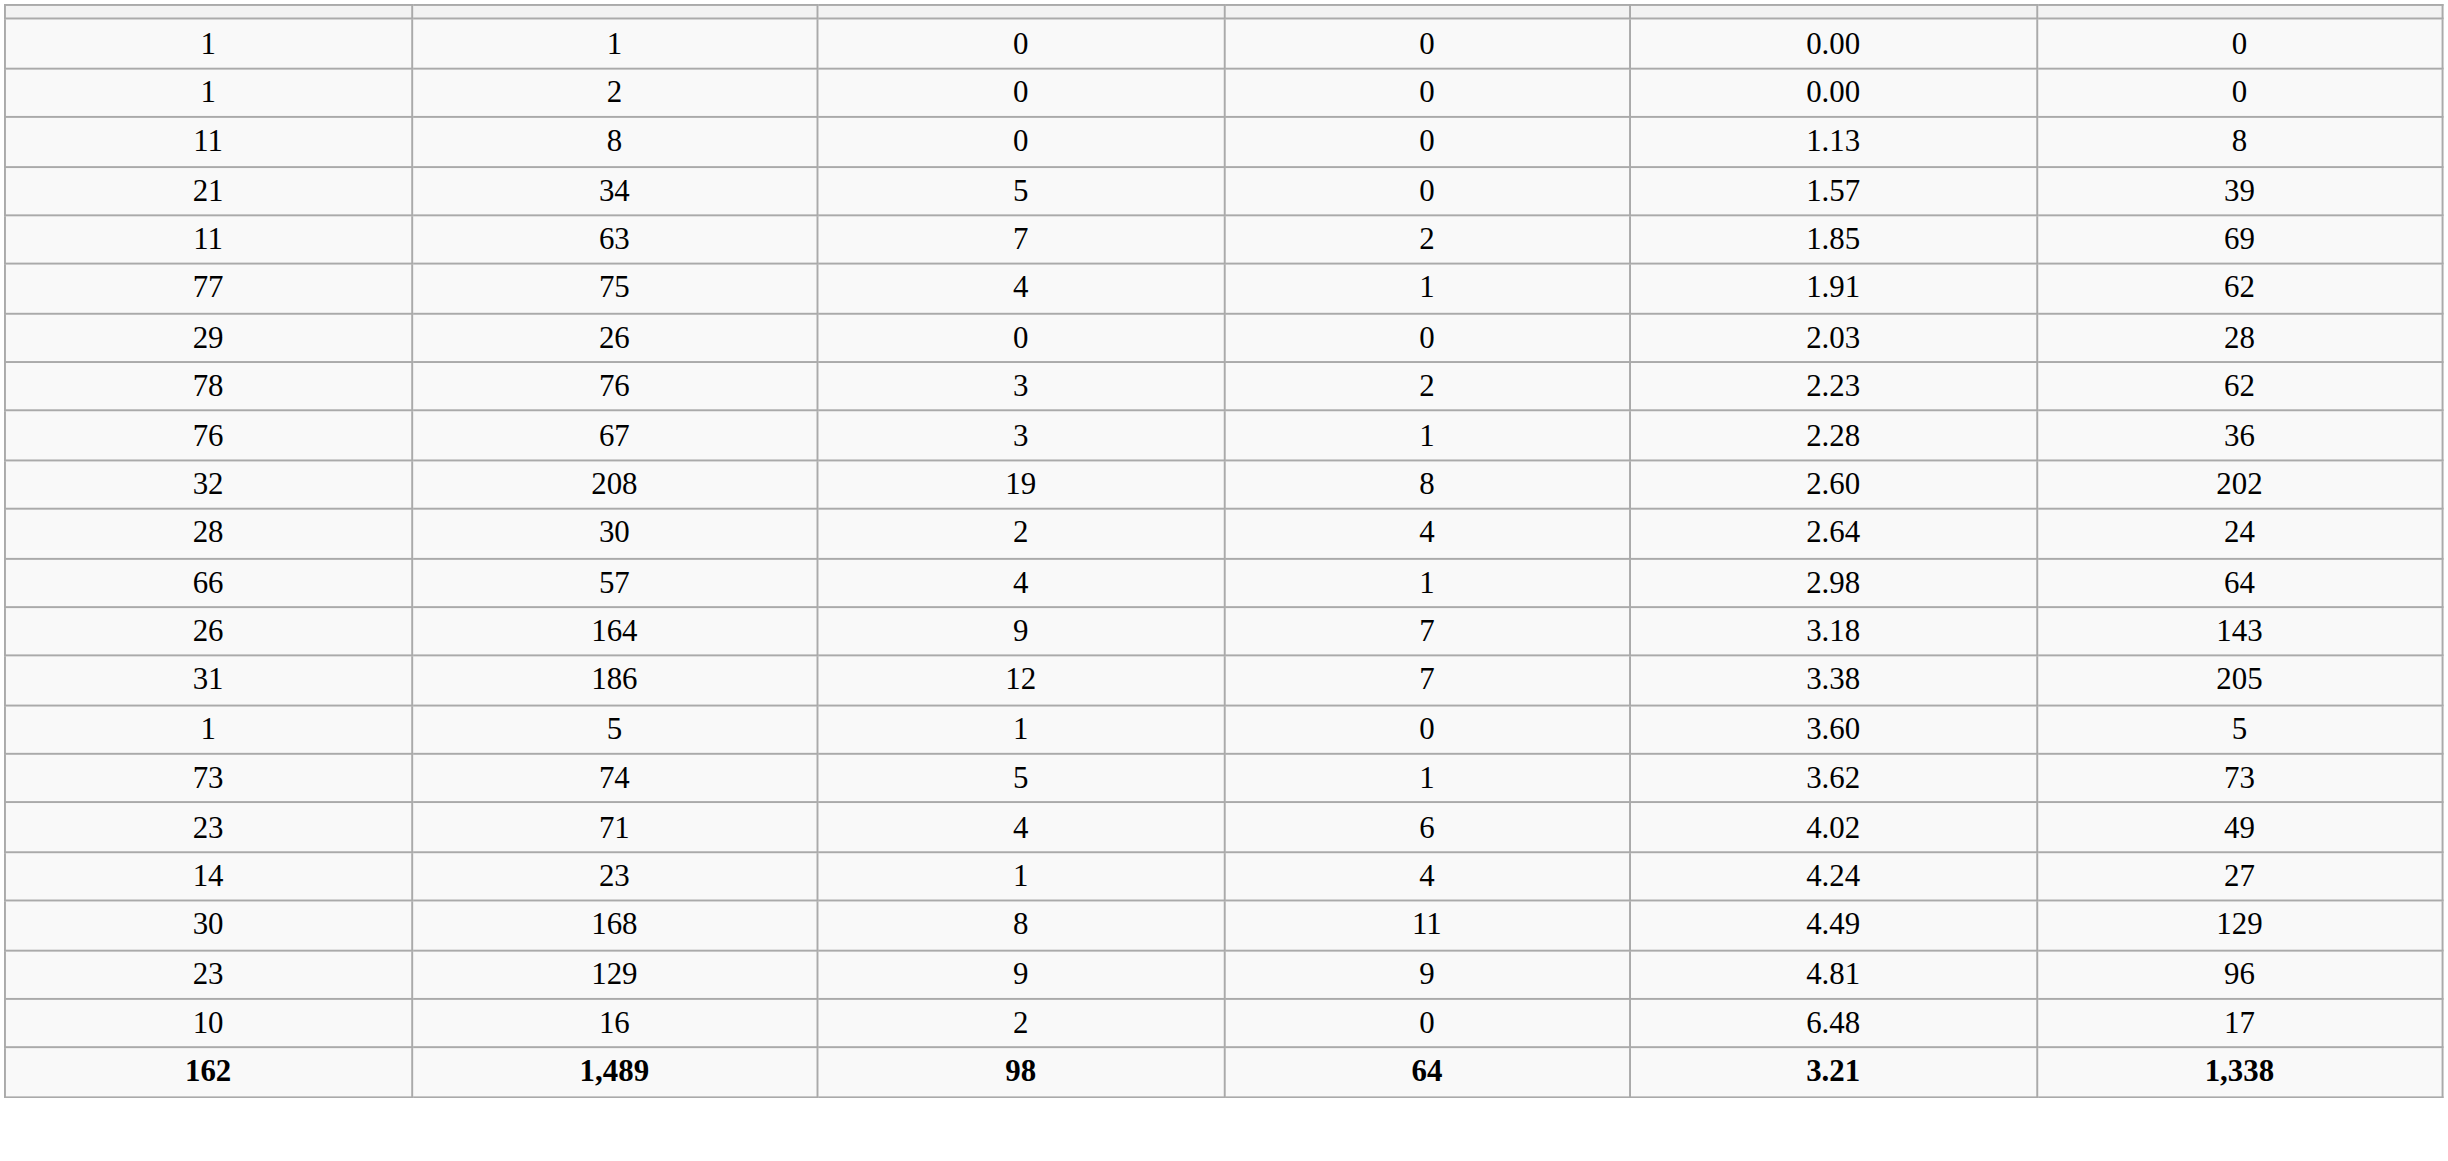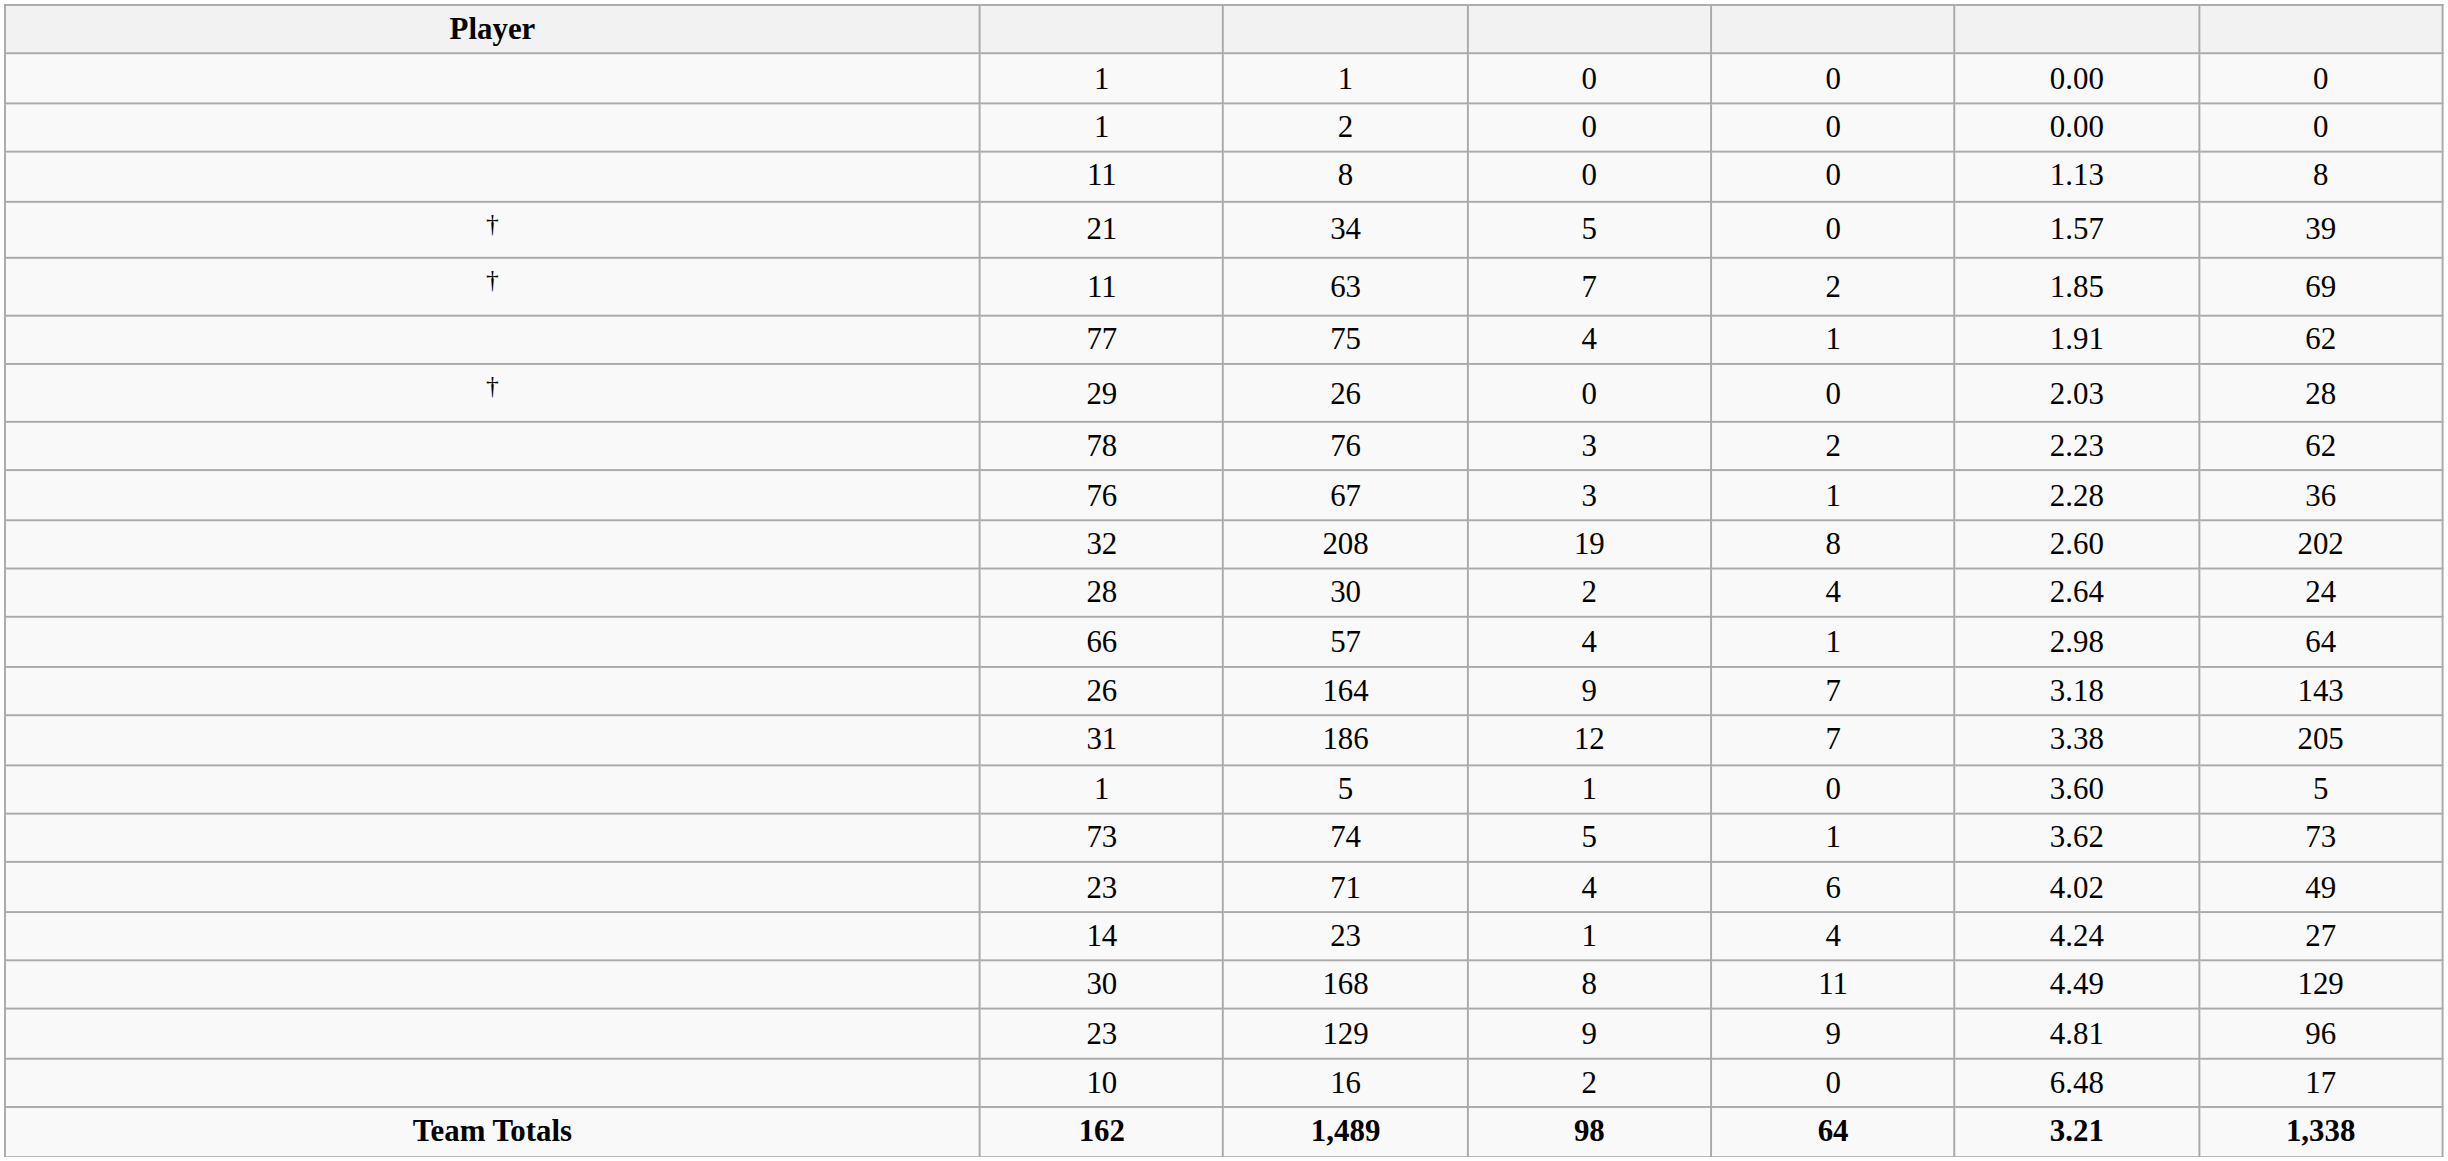+ column: (492, 28)
